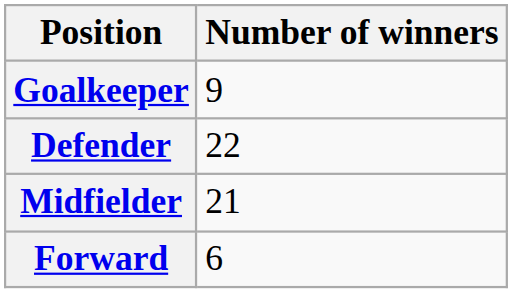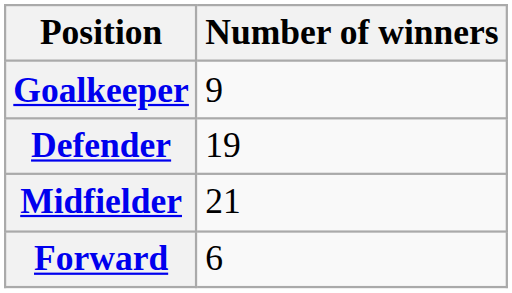(223, 145) 22 -> (223, 145) 19
